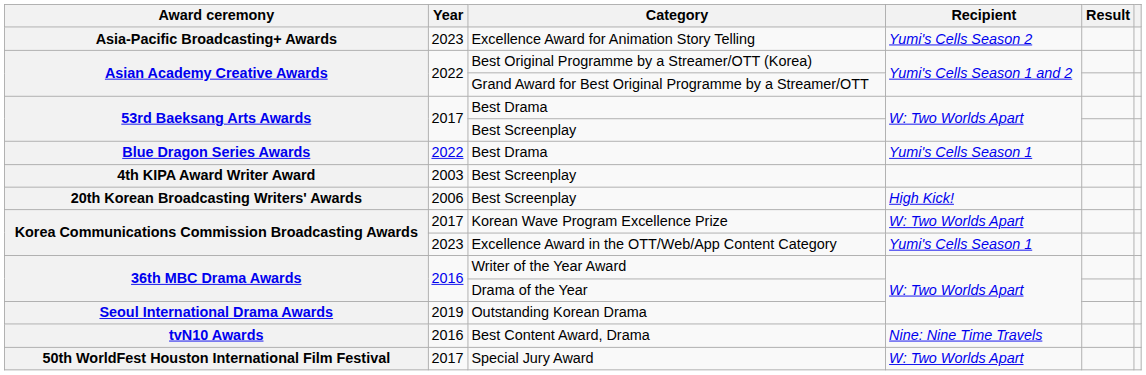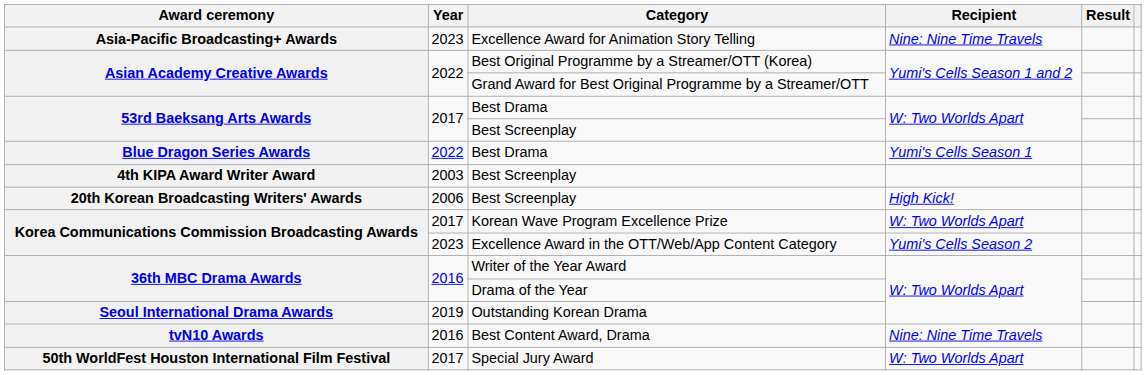(961, 38) Yumi's Cells Season 2 -> (966, 38) Nine: Nine Time Travels
(961, 244) Yumi's Cells Season 1 -> (961, 244) Yumi's Cells Season 2
